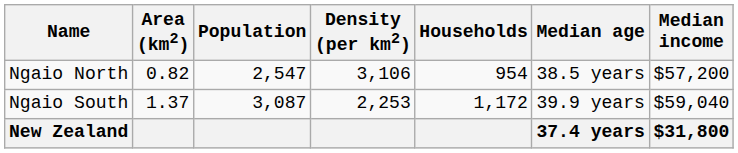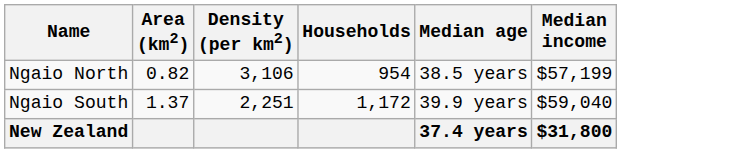- column: (252, 32)
(691, 74) $57,200 -> (574, 74) $57,199
(384, 104) 2,253 -> (267, 104) 2,251
